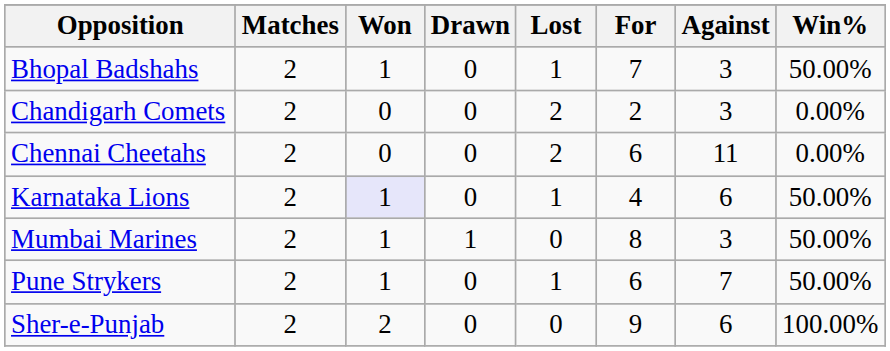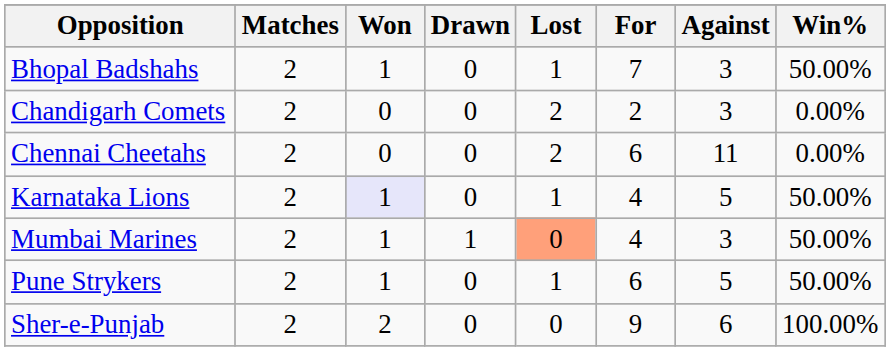(726, 196) 6 -> (726, 196) 5
(556, 238) no background -> (556, 238) lightsalmon background
(636, 238) 8 -> (636, 238) 4
(726, 281) 7 -> (726, 281) 5
